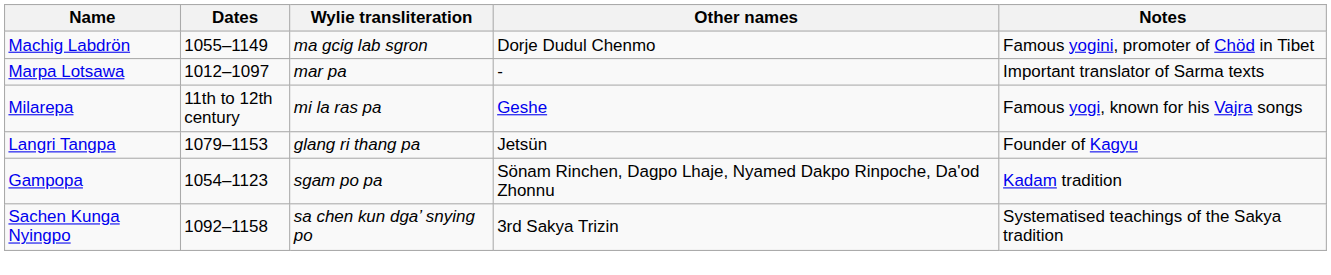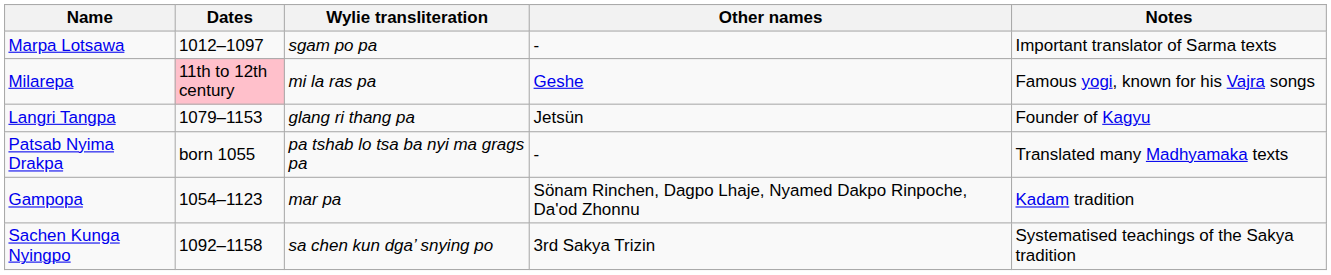- row: (69, 44)
(320, 71) mar pa -> (333, 44) sgam po pa
(228, 108) no background -> (223, 81) pink background
+ row: (61, 154)
(338, 181) sgam po pa -> (315, 200) mar pa
